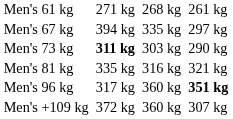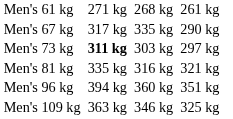(115, 29) 394 kg -> (107, 29) 317 kg
(208, 29) 297 kg -> (200, 29) 290 kg
(208, 48) 290 kg -> (200, 48) 297 kg
(115, 88) 317 kg -> (107, 88) 394 kg
(208, 88) bold -> (200, 88) normal
+ row: (42, 107)
- row: (46, 107)
